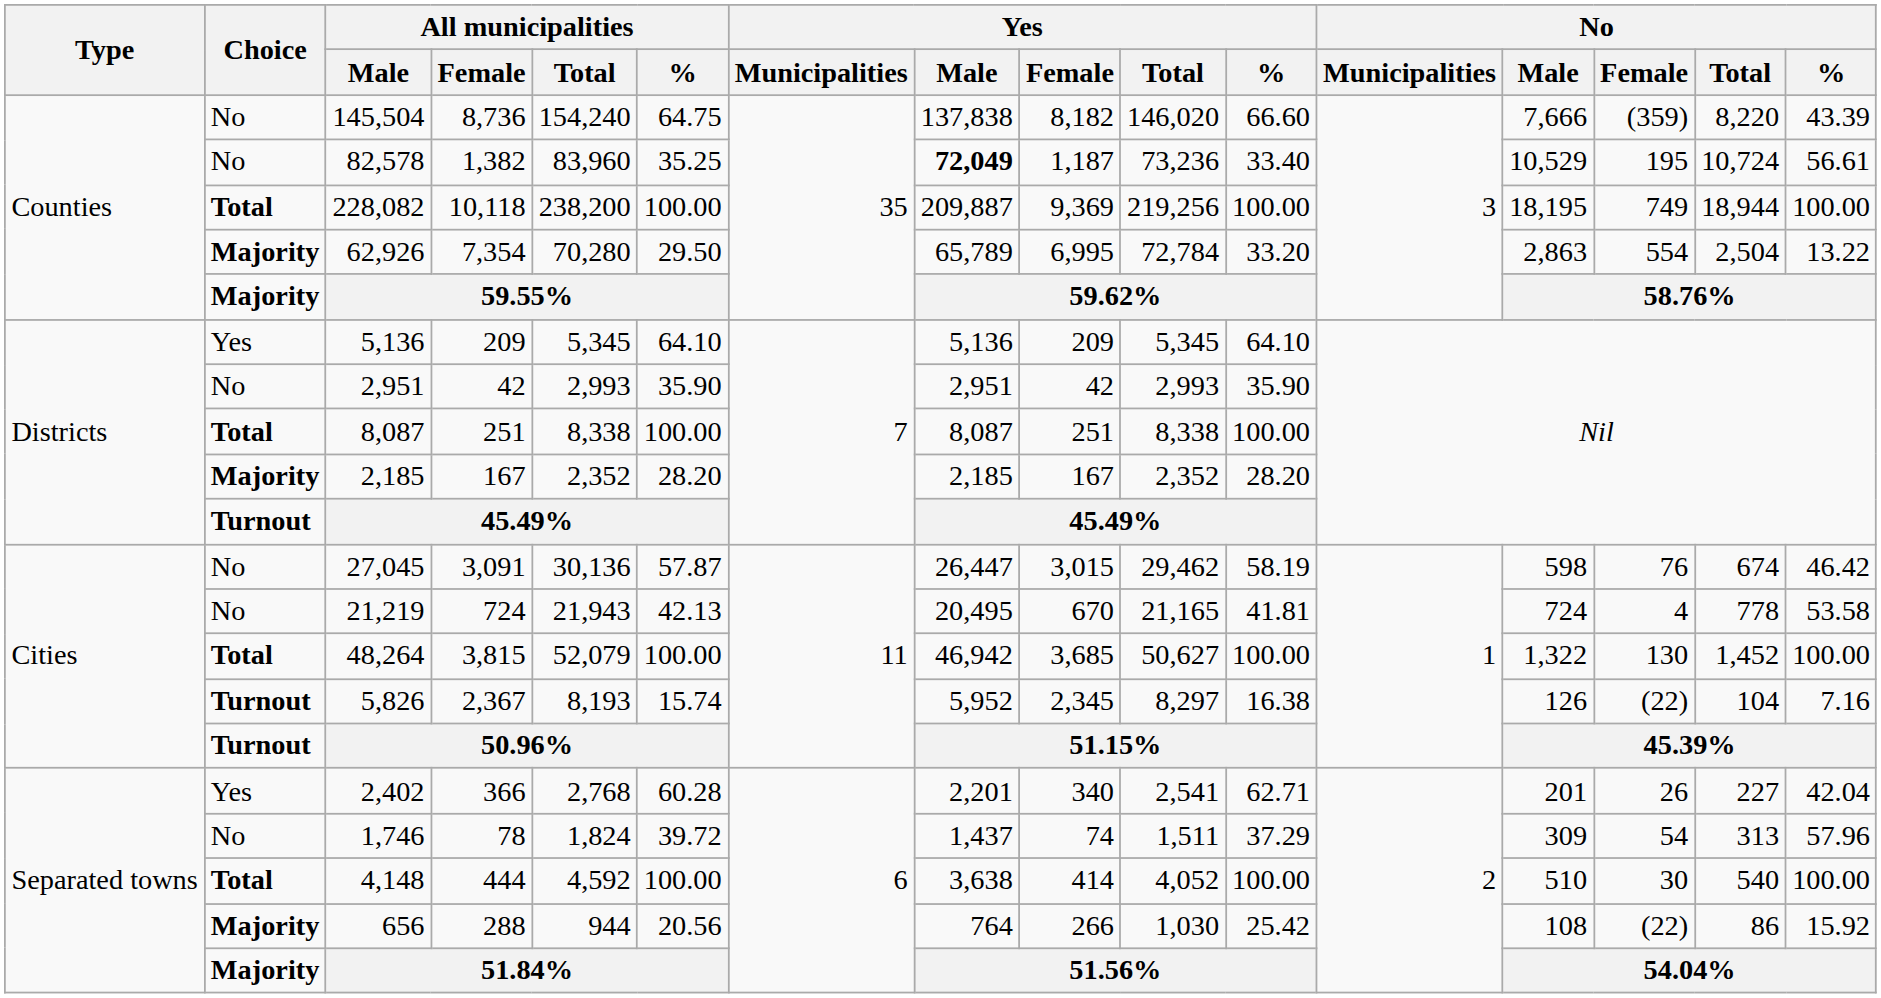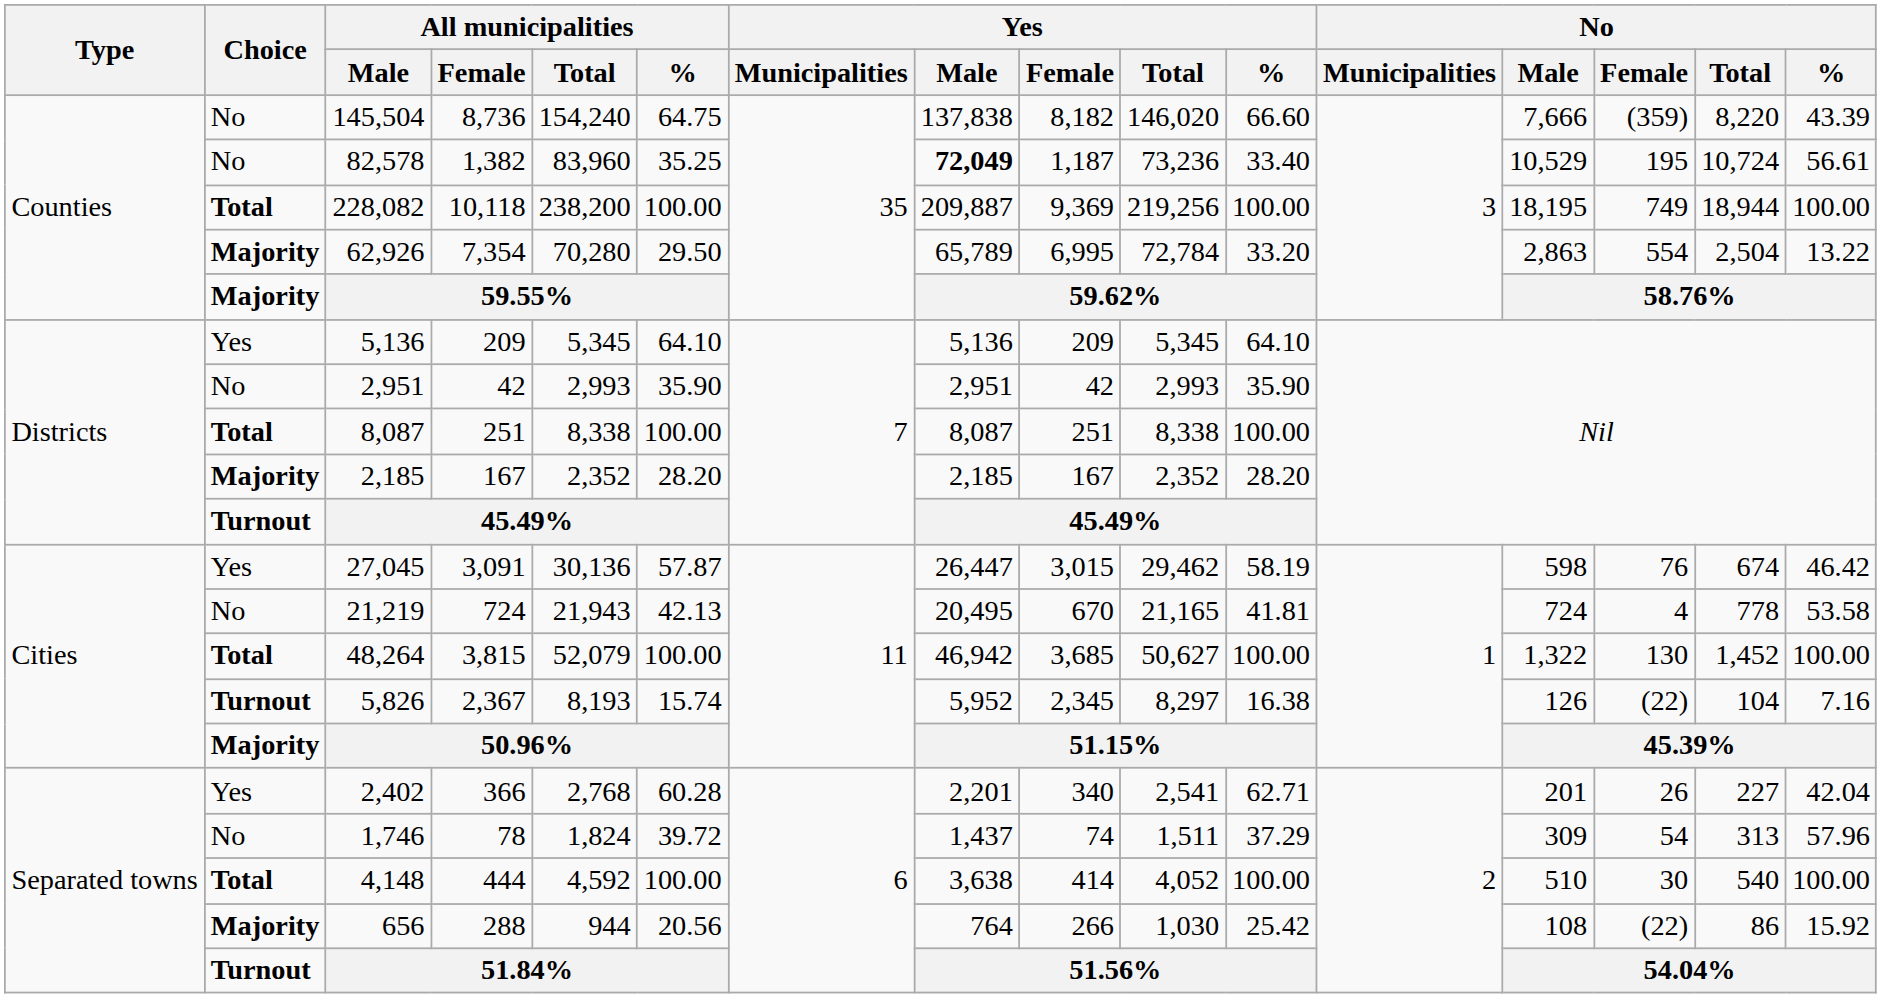(228, 565) No -> (231, 565) Yes
(261, 745) Turnout -> (265, 745) Majority
(265, 970) Majority -> (261, 970) Turnout
